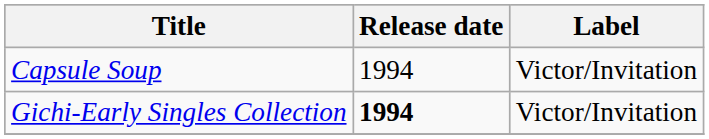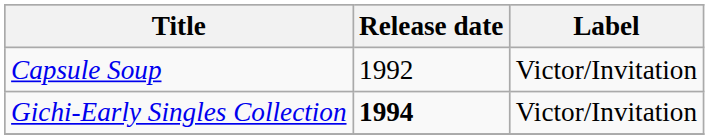(386, 69) 1994 -> (386, 69) 1992
